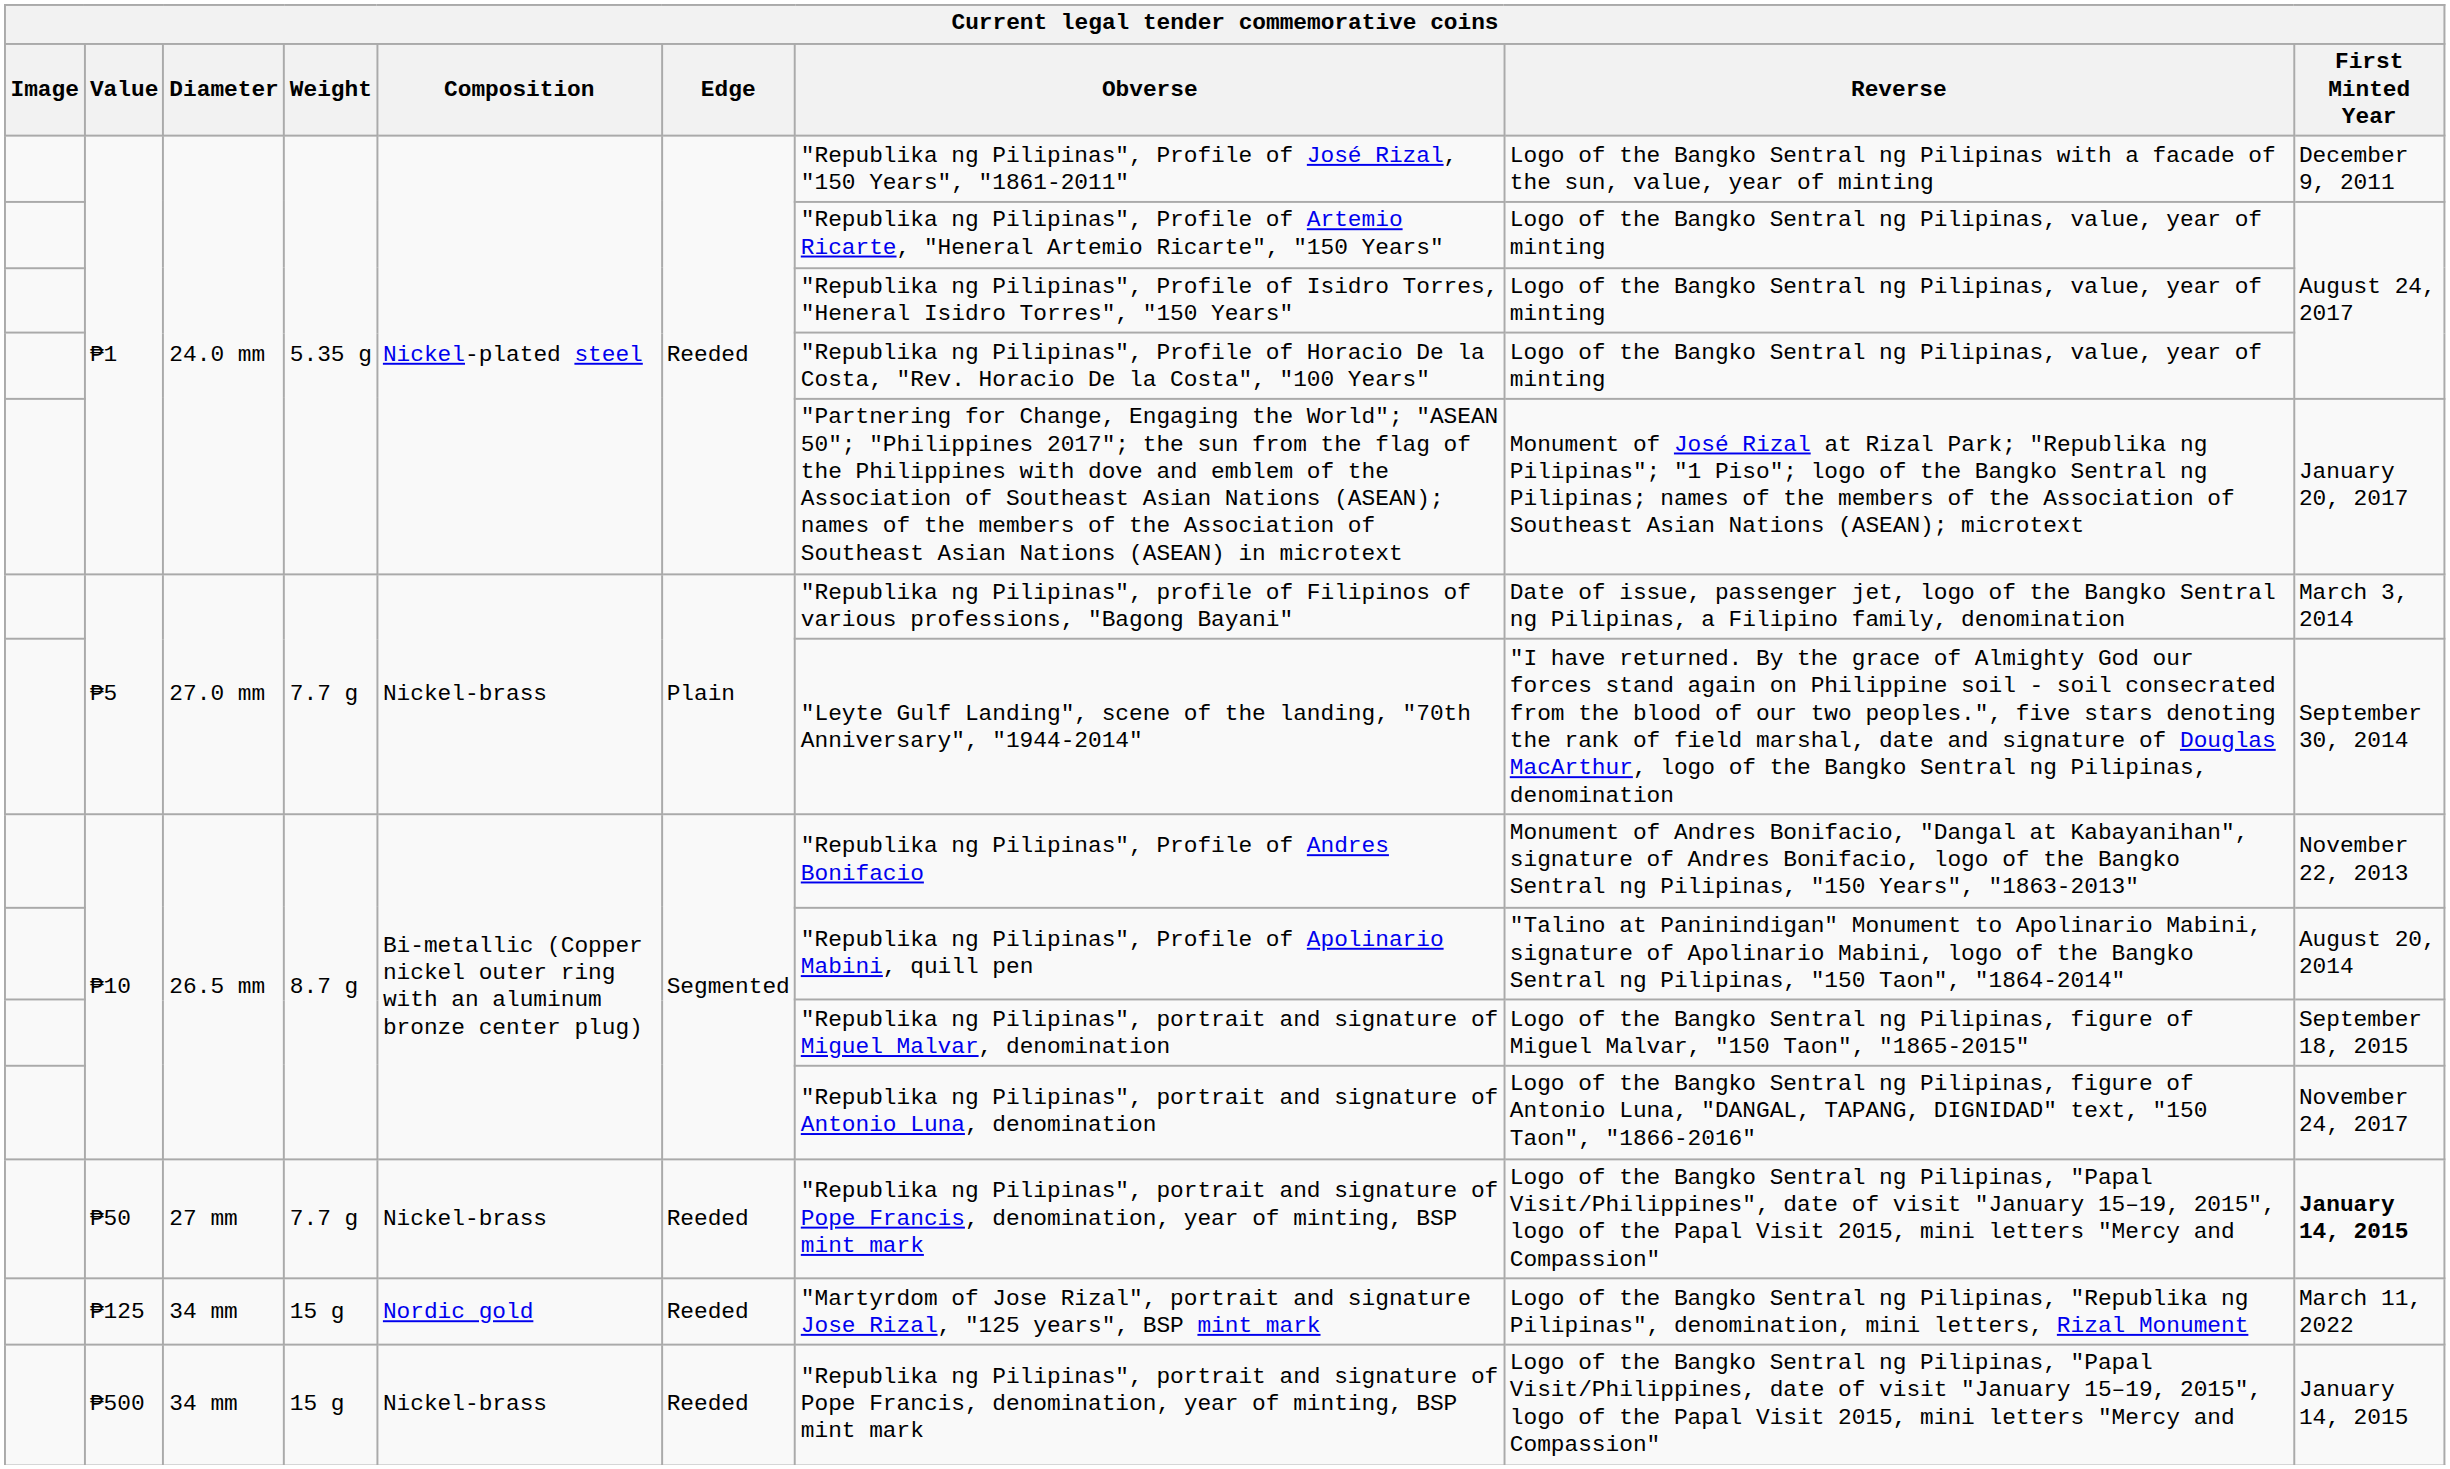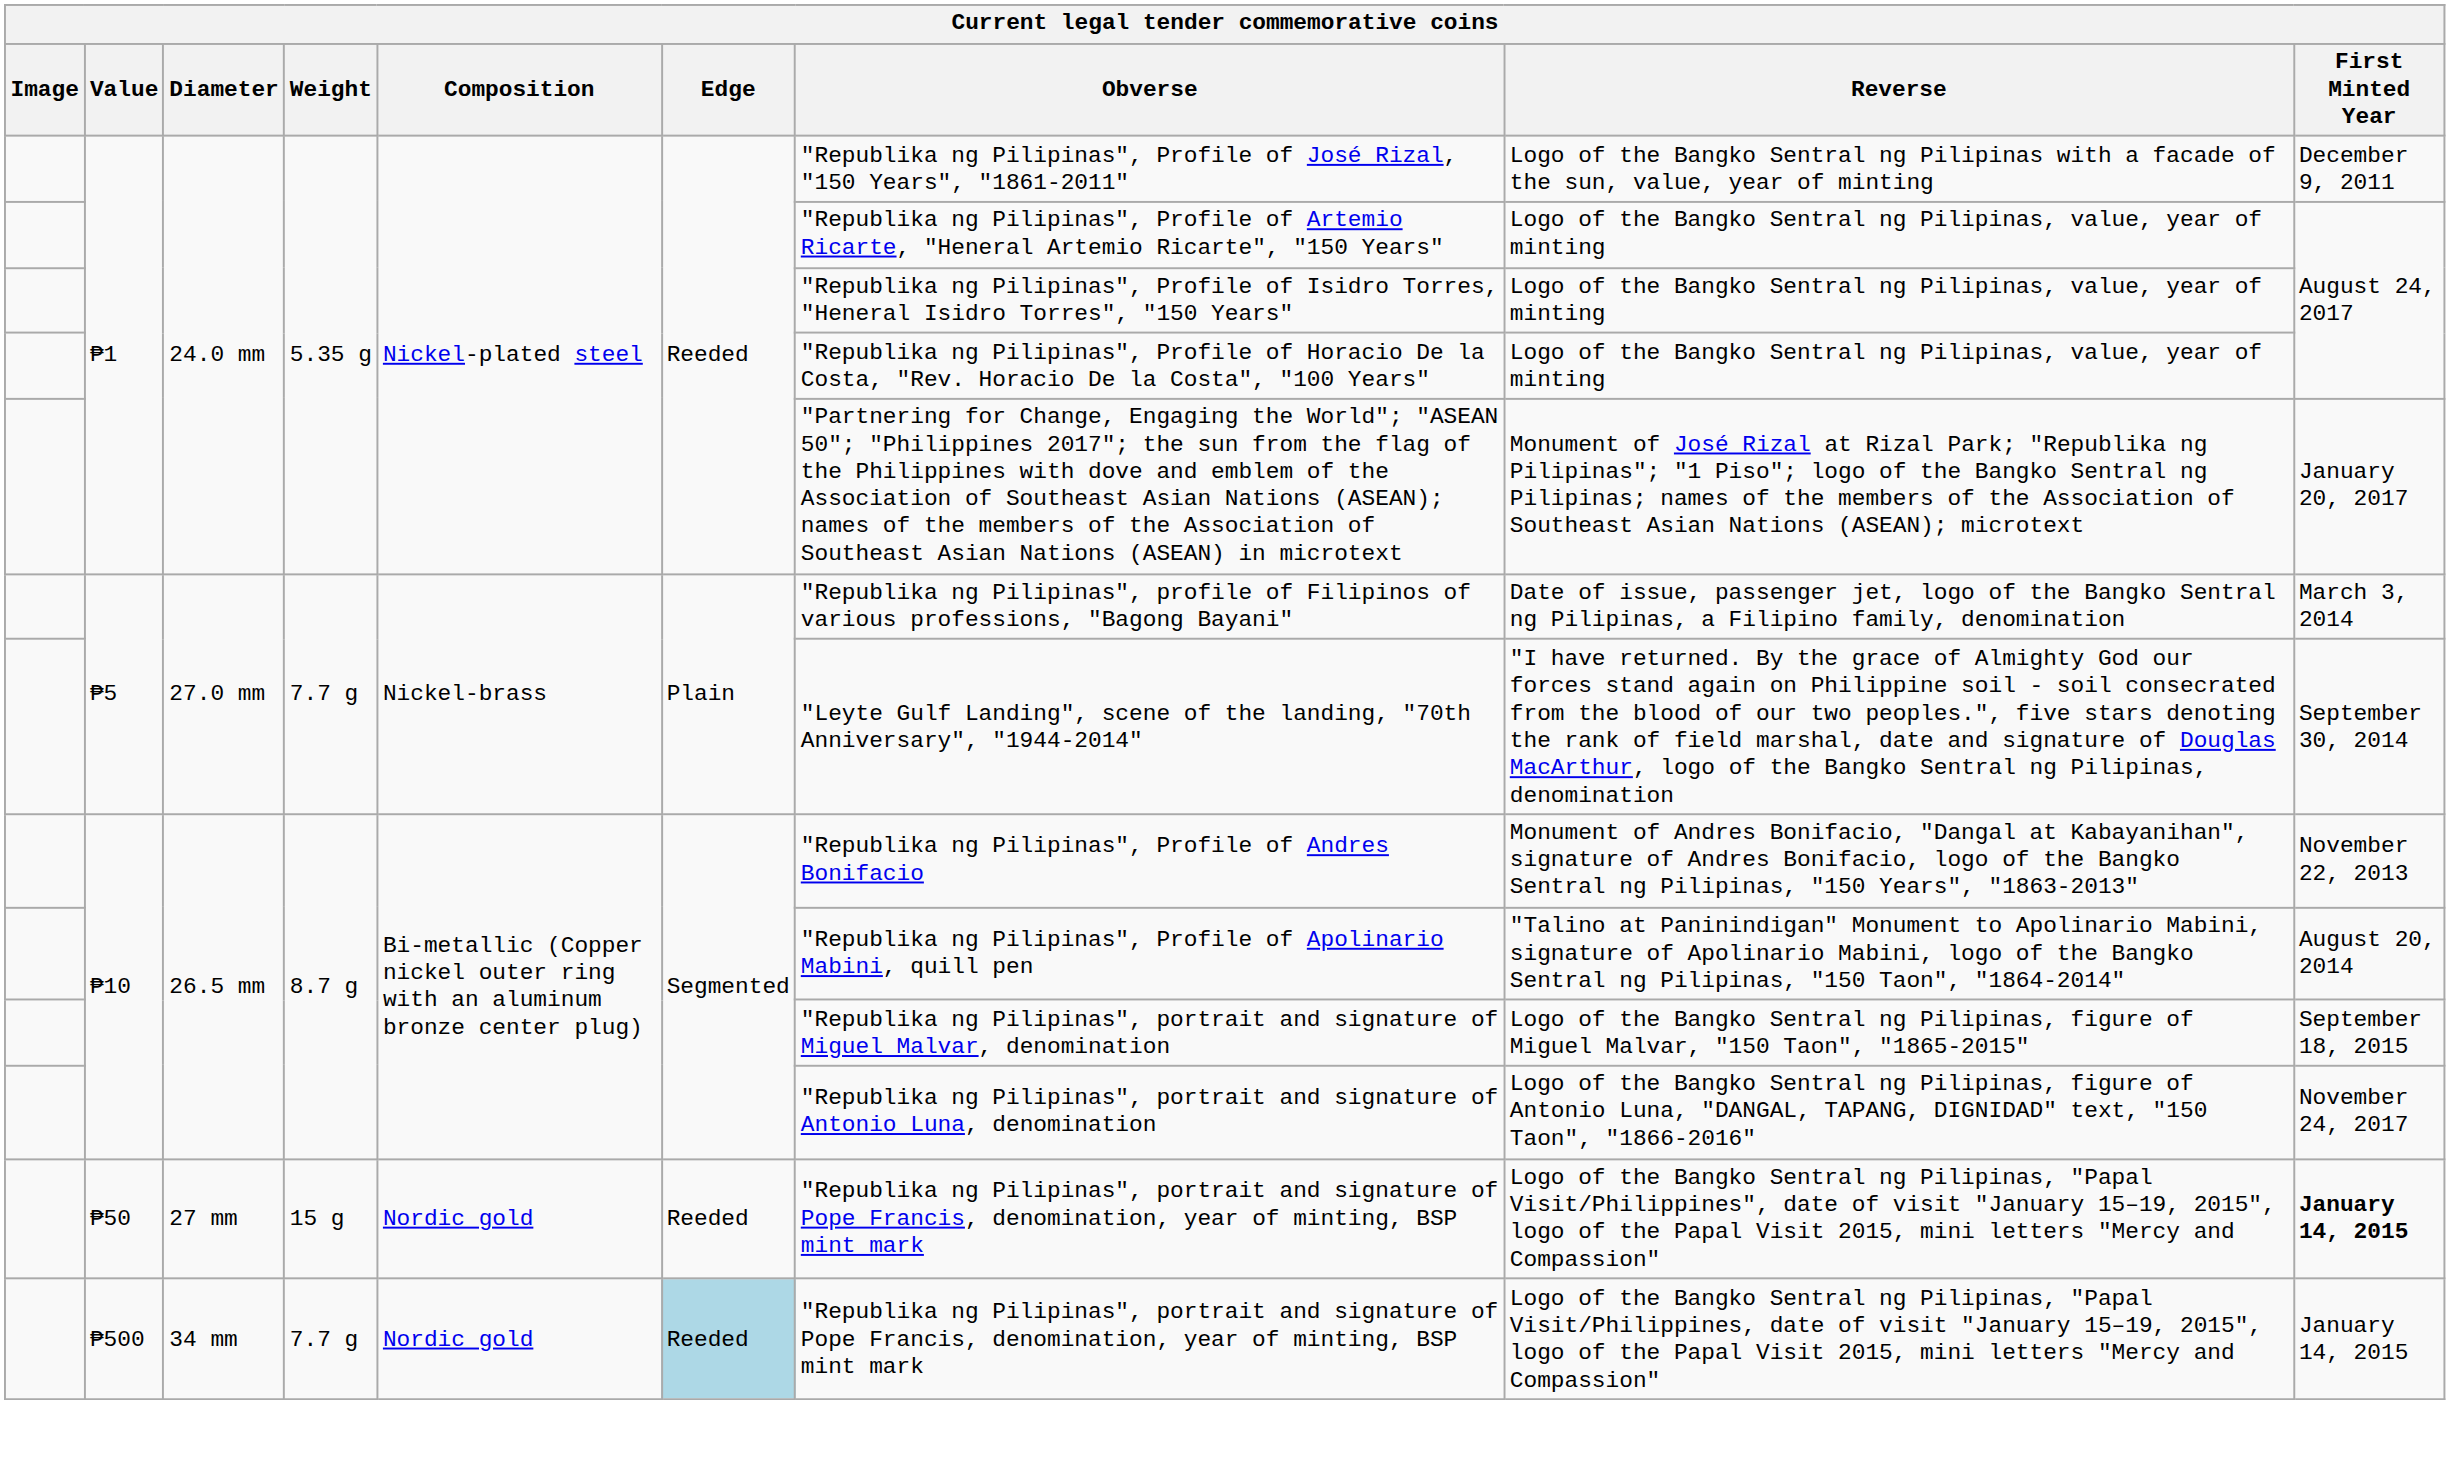(324, 1218) 7.7 g -> (317, 1218) 15 g
(465, 1218) Nickel-brass -> (458, 1218) Nordic gold
- row: (117, 1311)
(317, 1404) 15 g -> (324, 1338) 7.7 g
(465, 1404) Nickel-brass -> (458, 1338) Nordic gold
(708, 1404) no background -> (708, 1338) lightblue background
